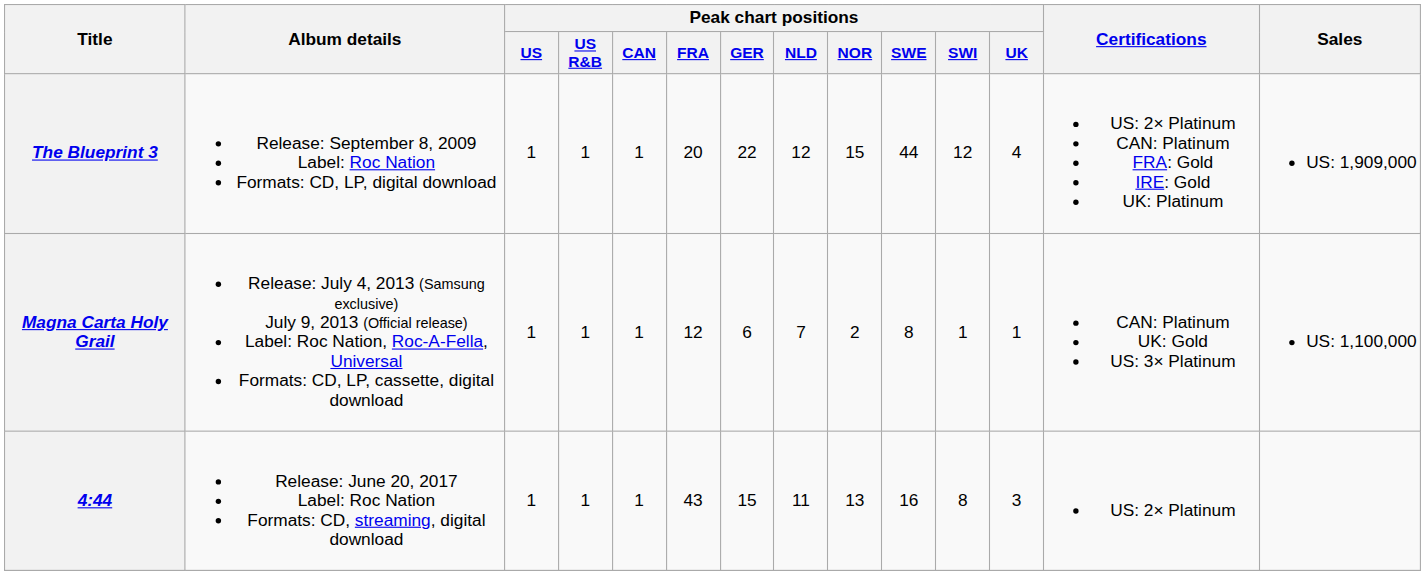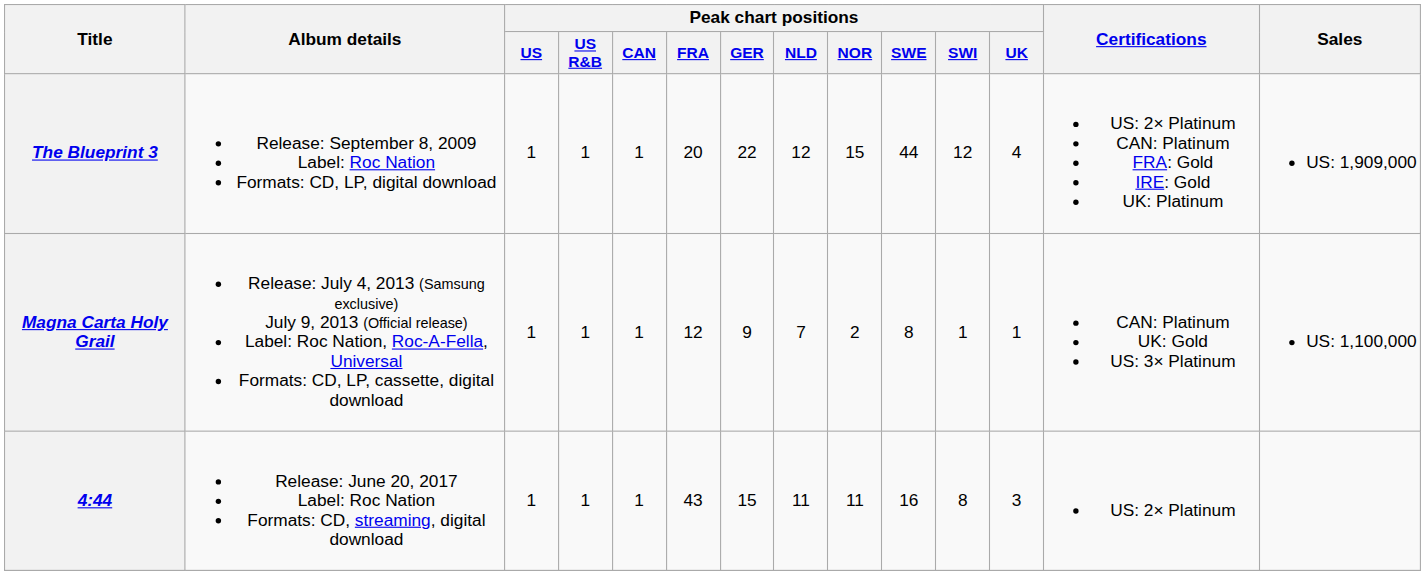(747, 331) 6 -> (747, 331) 9
(855, 500) 13 -> (855, 500) 11
